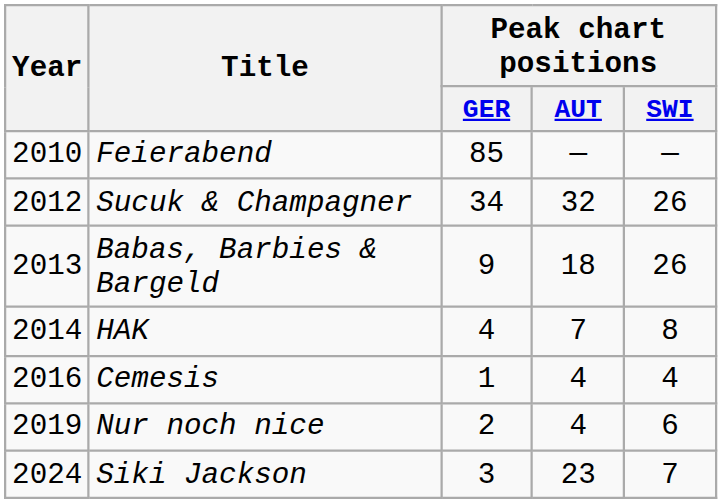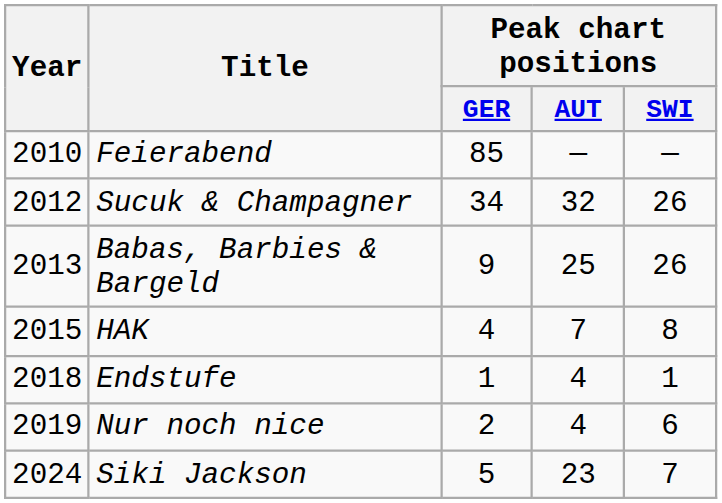(578, 267) 18 -> (578, 267) 25
(47, 331) 2014 -> (47, 331) 2015
- row: (158, 379)
+ row: (166, 379)
(487, 474) 3 -> (487, 474) 5
